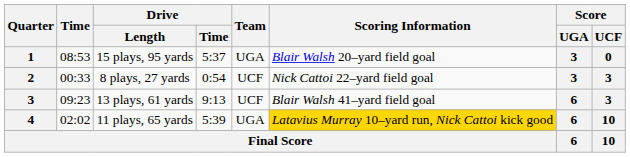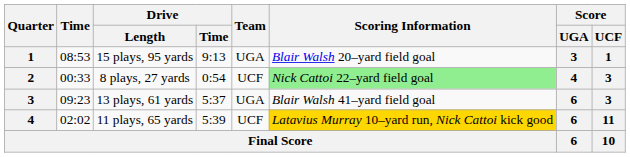(214, 57) 5:37 -> (214, 57) 9:13
(608, 57) 0 -> (608, 57) 1
(353, 78) no background -> (353, 78) lightgreen background
(574, 78) 3 -> (574, 78) 4
(214, 99) 9:13 -> (214, 99) 5:37
(250, 99) UCF -> (250, 99) UGA
(250, 120) UGA -> (250, 120) UCF
(608, 120) 10 -> (608, 120) 11
